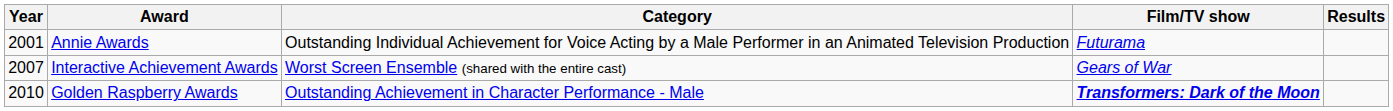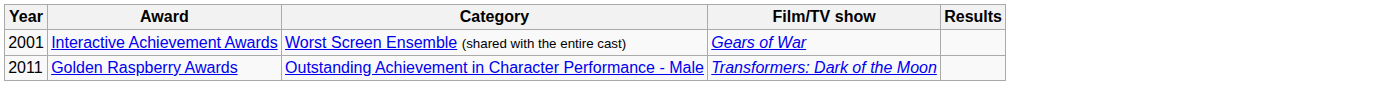- row: (100, 42)
(26, 67) 2007 -> (26, 42) 2001
(26, 93) 2010 -> (25, 67) 2011
(1198, 93) bold -> (824, 67) normal
